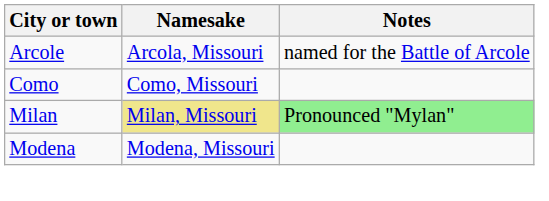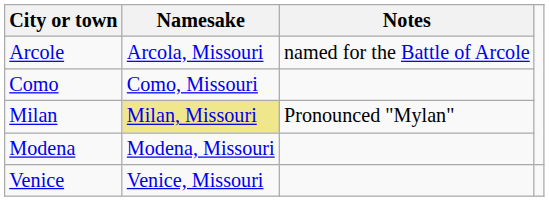(369, 116) lightgreen background -> (369, 116) no background
+ row: (37, 180)
